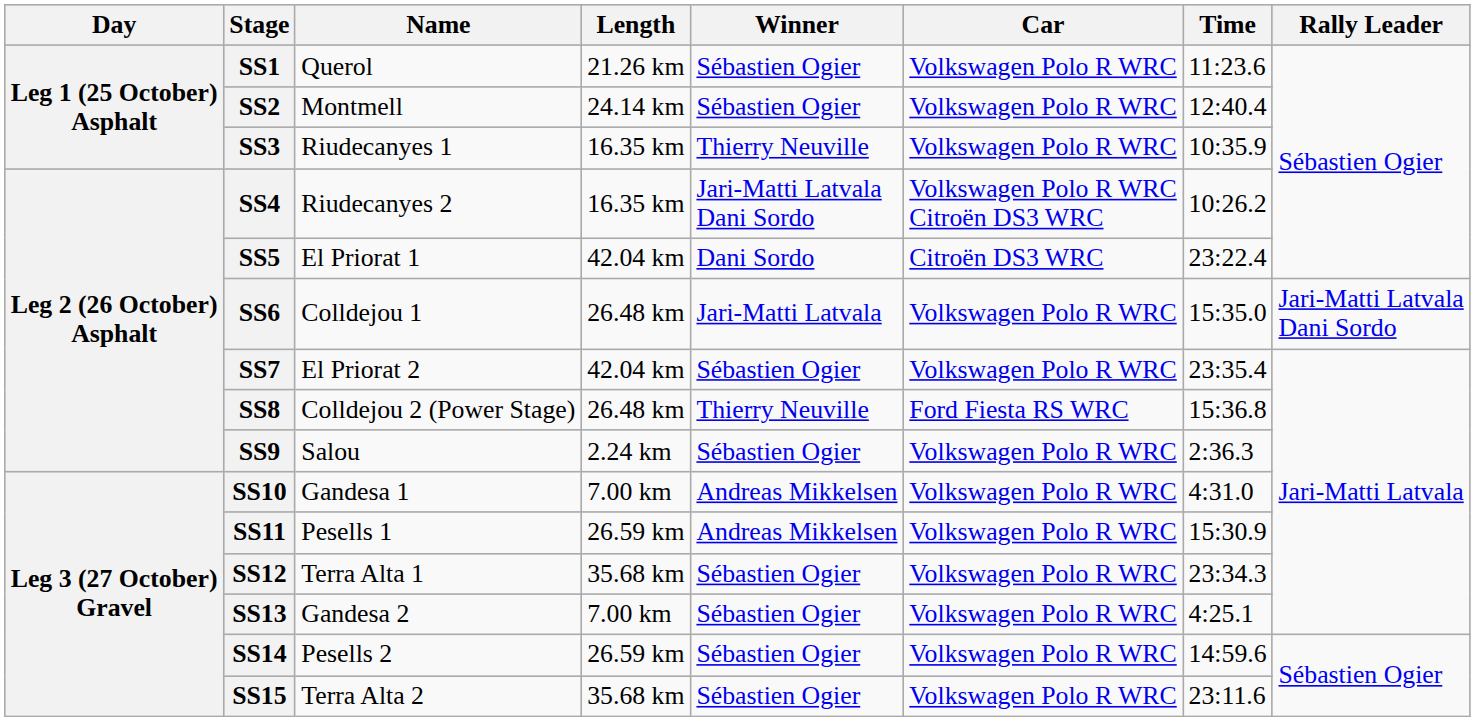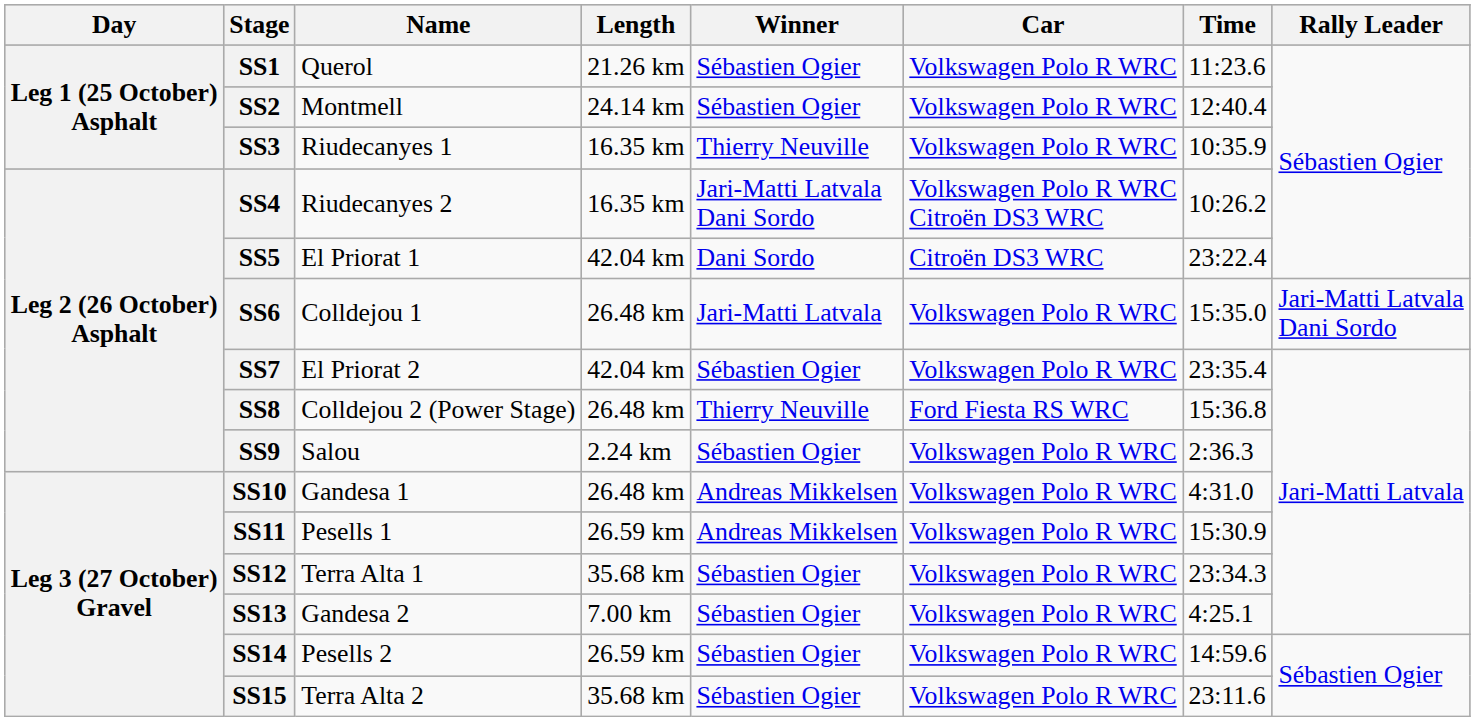(629, 491) 7.00 km -> (636, 491) 26.48 km
